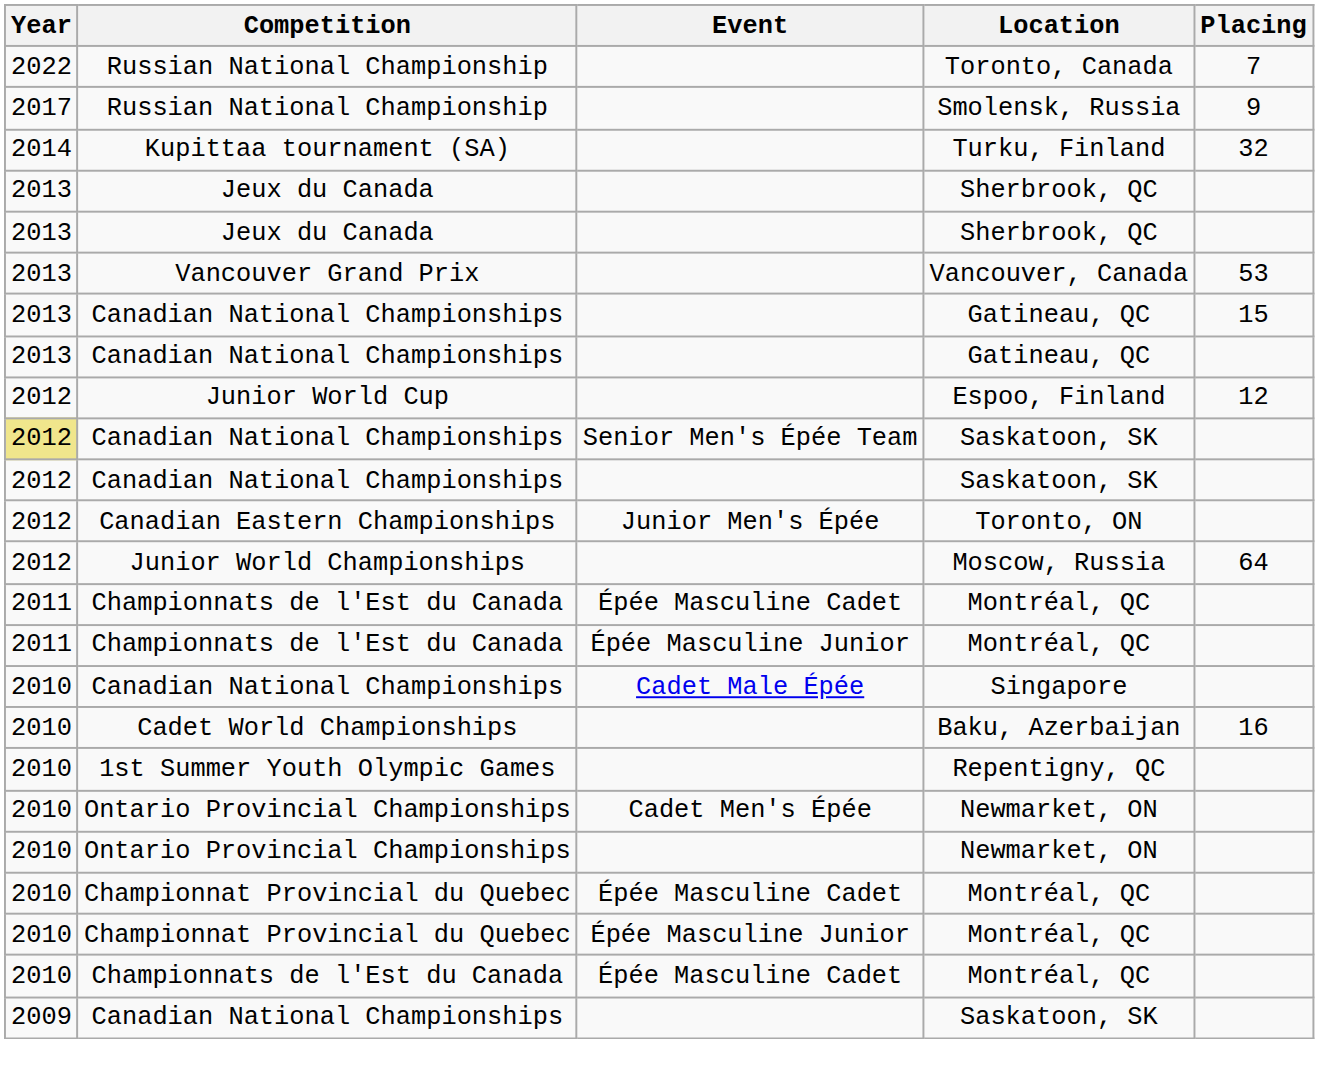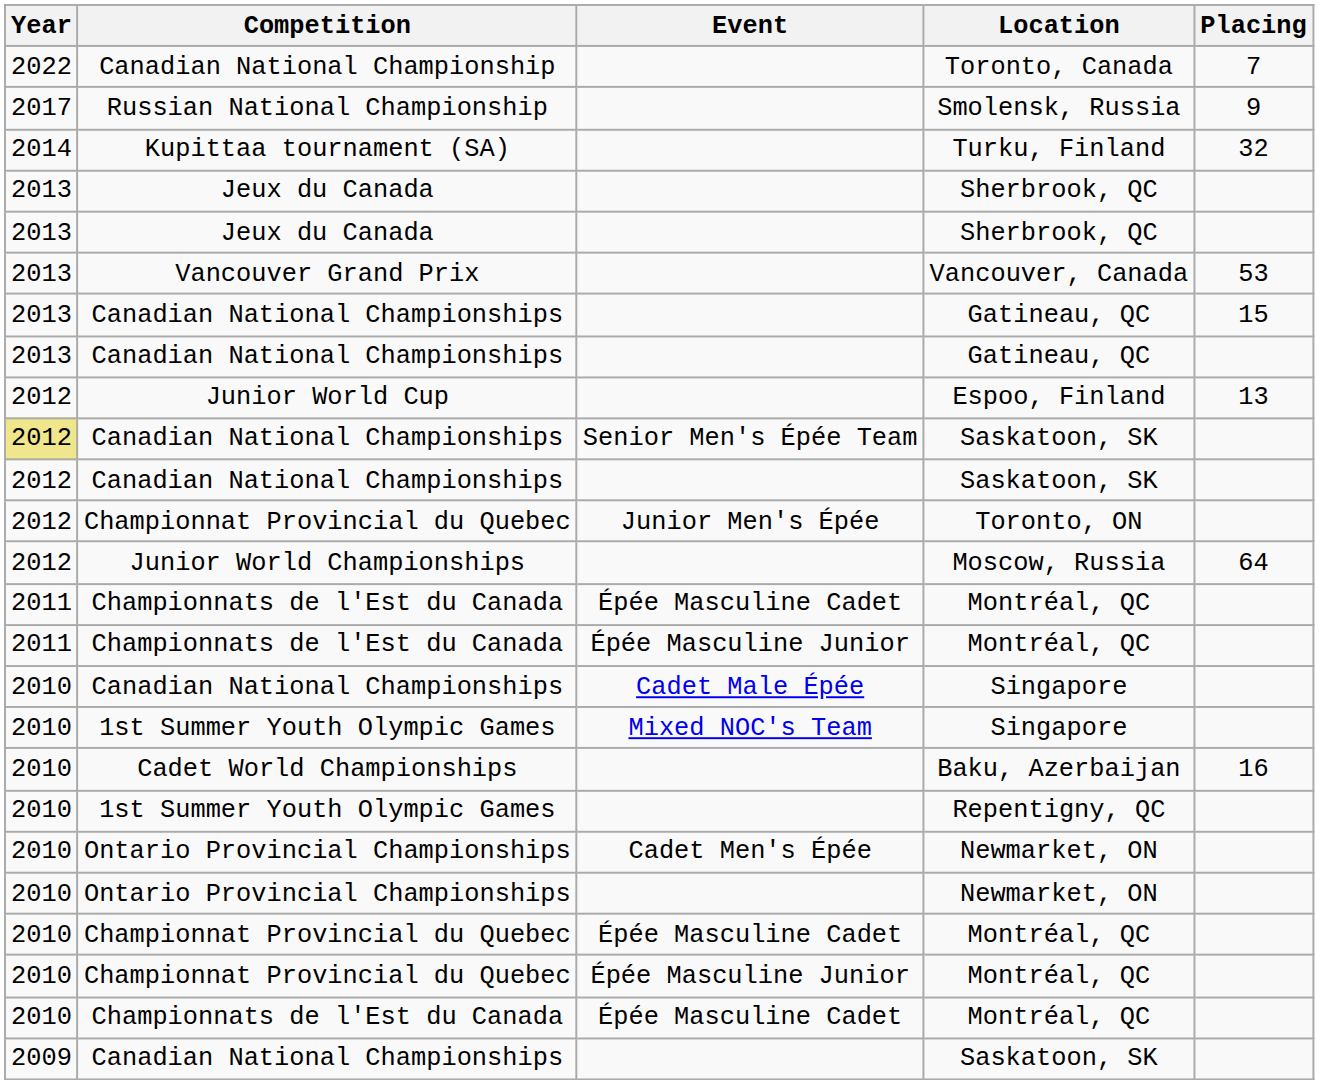(327, 67) Russian National Championship -> (327, 67) Canadian National Championship
(1254, 397) 12 -> (1254, 397) 13
(327, 521) Canadian Eastern Championships -> (327, 521) Championnat Provincial du Quebec
+ row: (750, 728)
